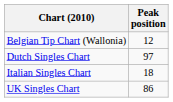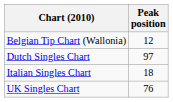(148, 89) 86 -> (148, 89) 76
